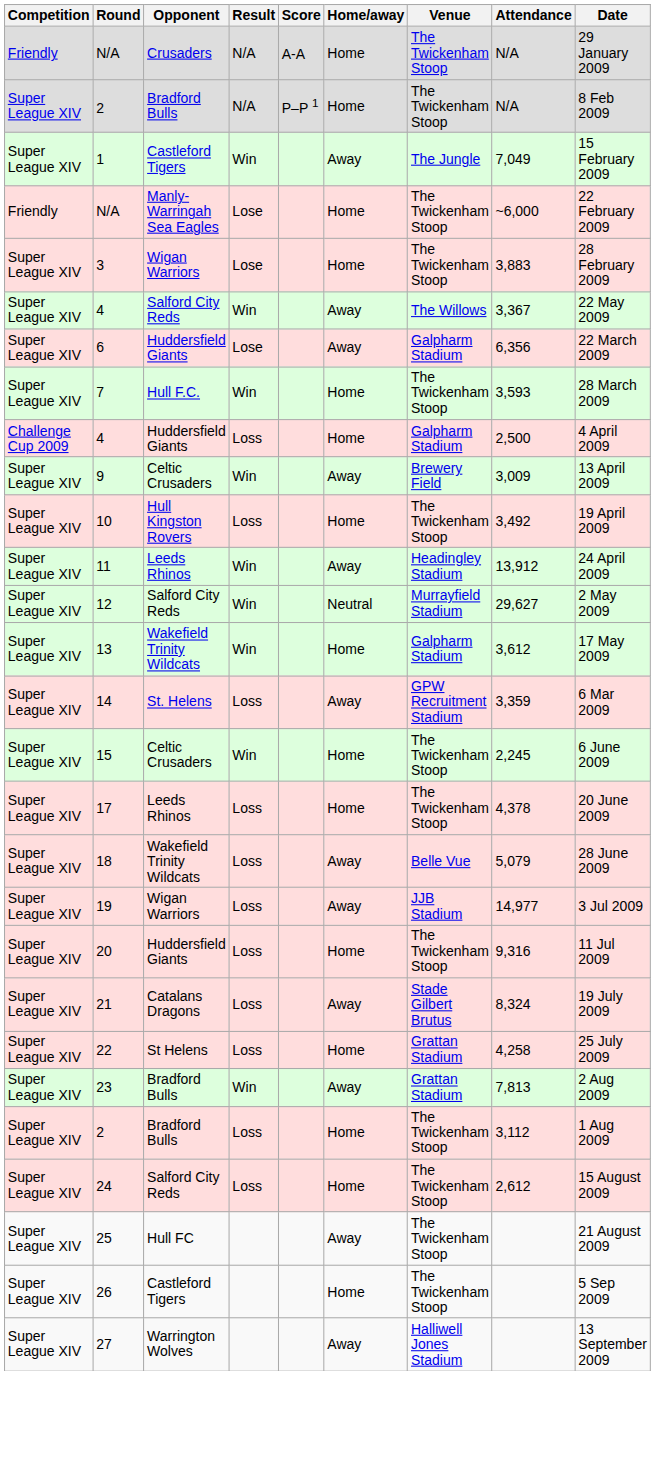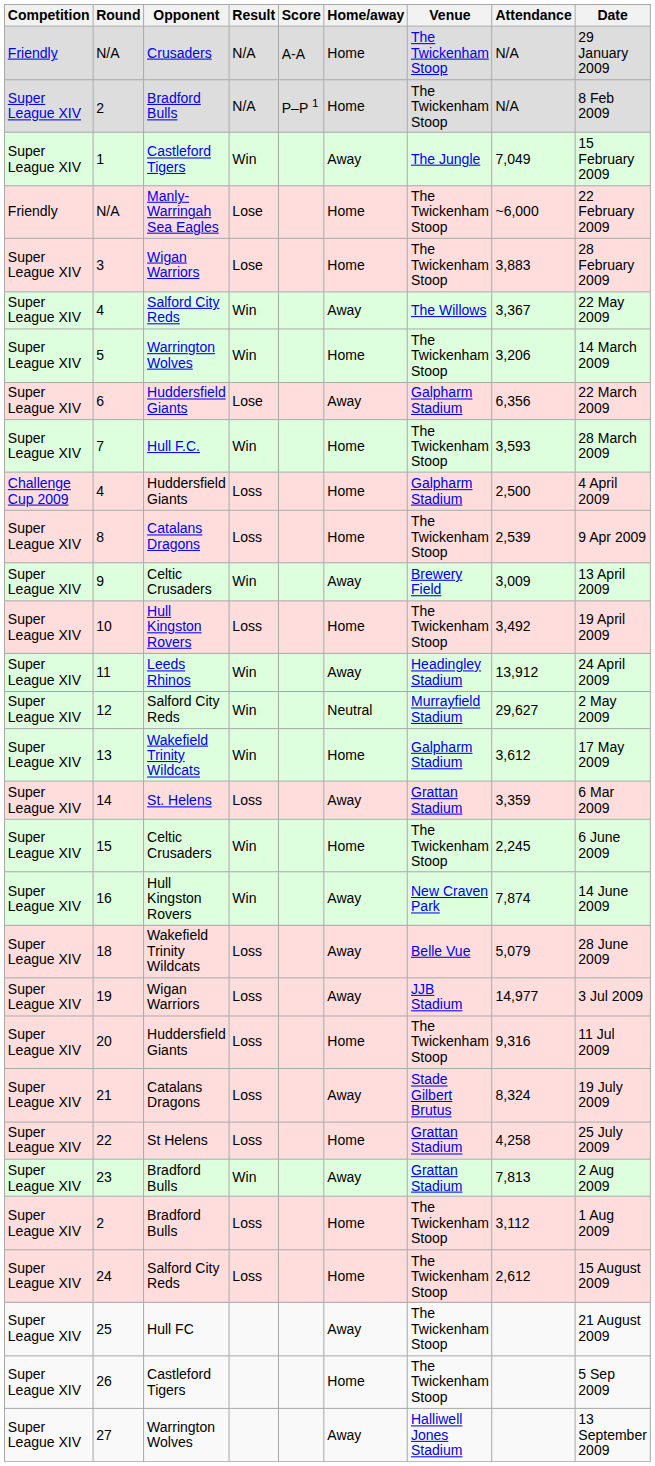+ row: (100, 355)
+ row: (100, 536)
(449, 702) GPW Recruitment Stadium -> (437, 800) Grattan Stadium
+ row: (104, 898)
- row: (104, 808)
